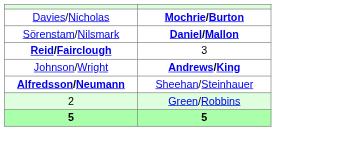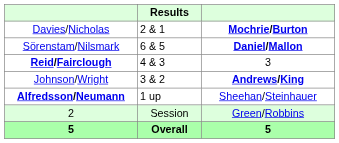+ column: (169, 12)
